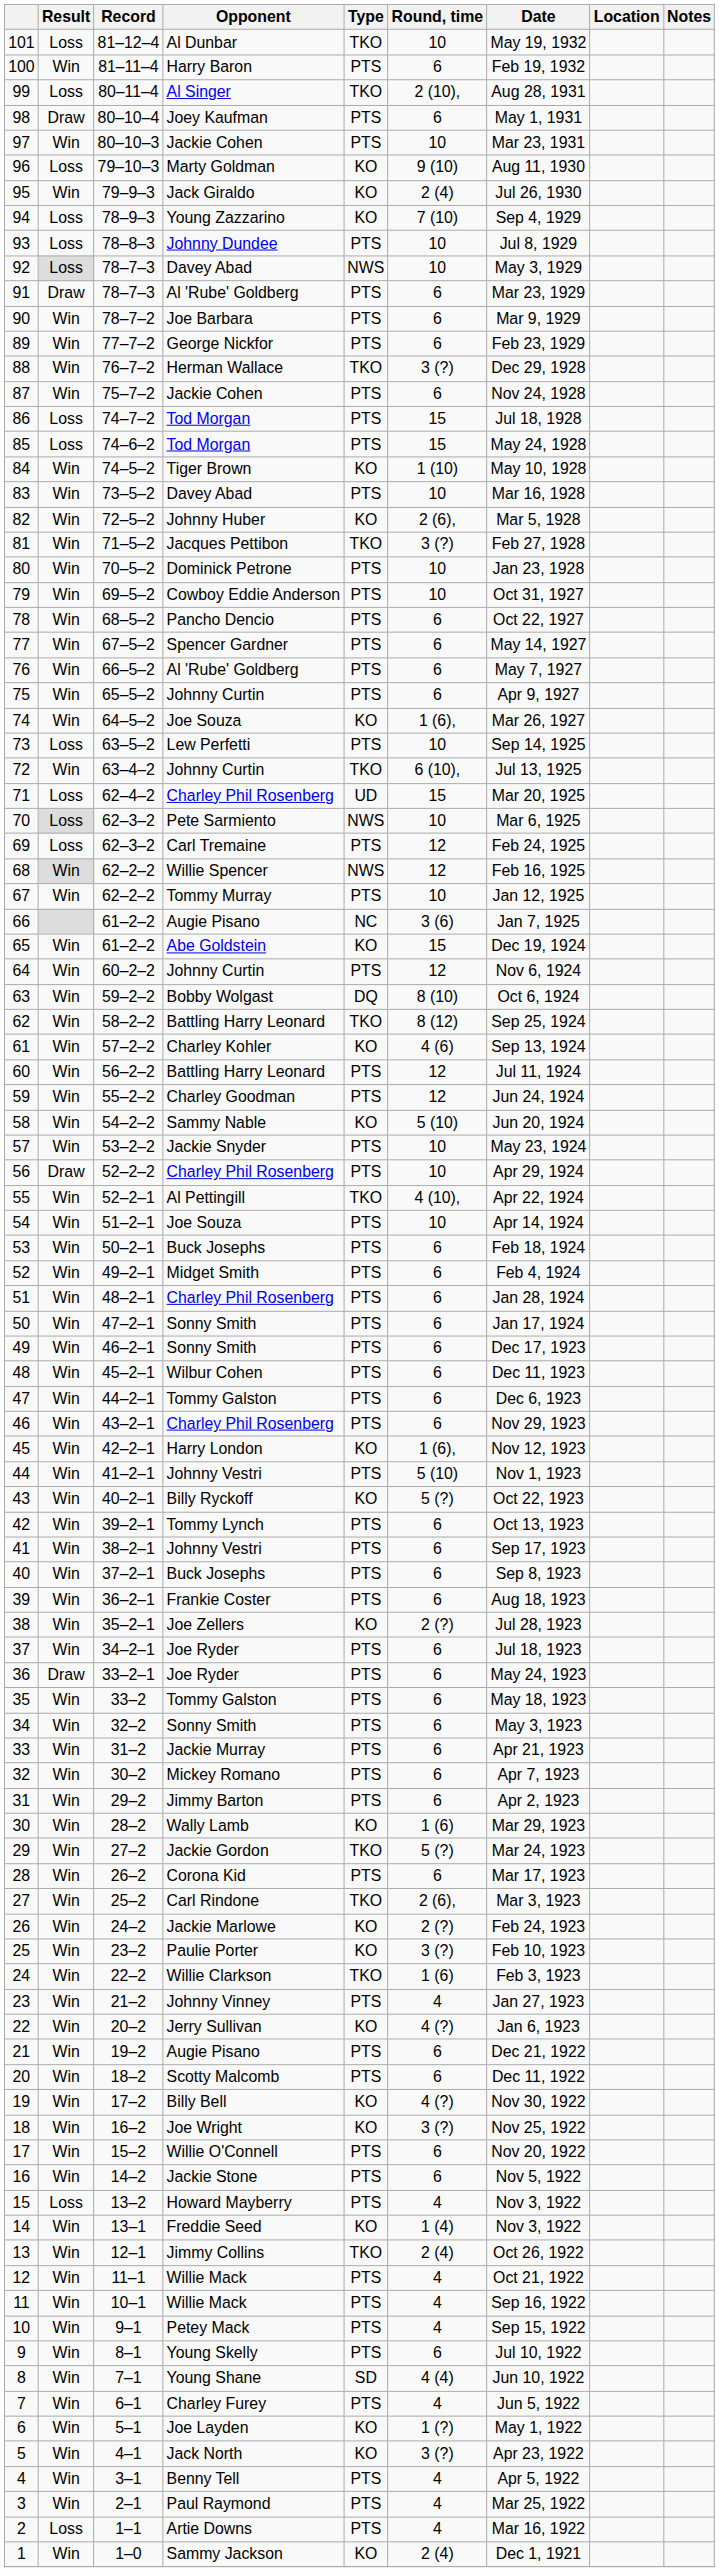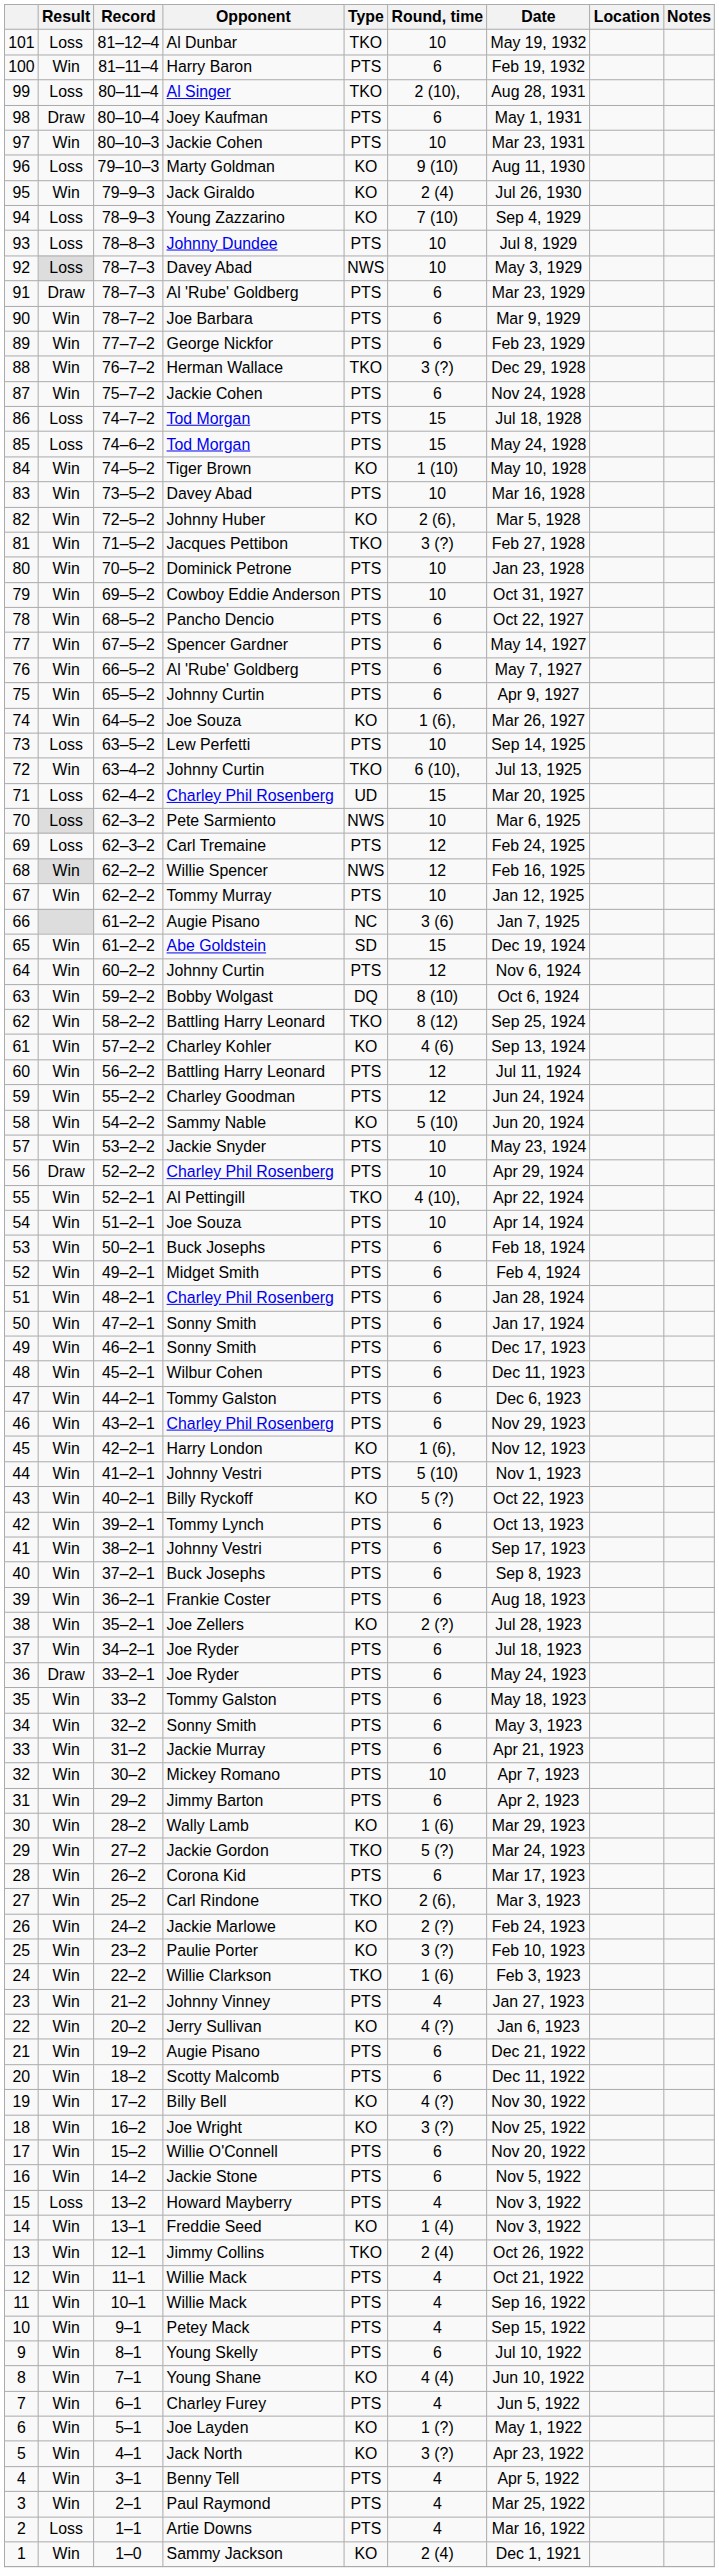(366, 946) KO -> (366, 946) SD
(437, 1775) 6 -> (437, 1775) 10
(366, 2378) SD -> (366, 2378) KO
